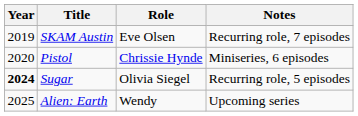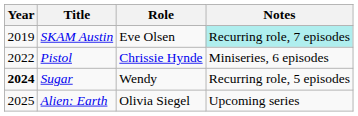(279, 36) no background -> (279, 36) paleturquoise background
(21, 57) 2020 -> (21, 57) 2022
(155, 79) Olivia Siegel -> (138, 79) Wendy
(138, 100) Wendy -> (155, 100) Olivia Siegel
